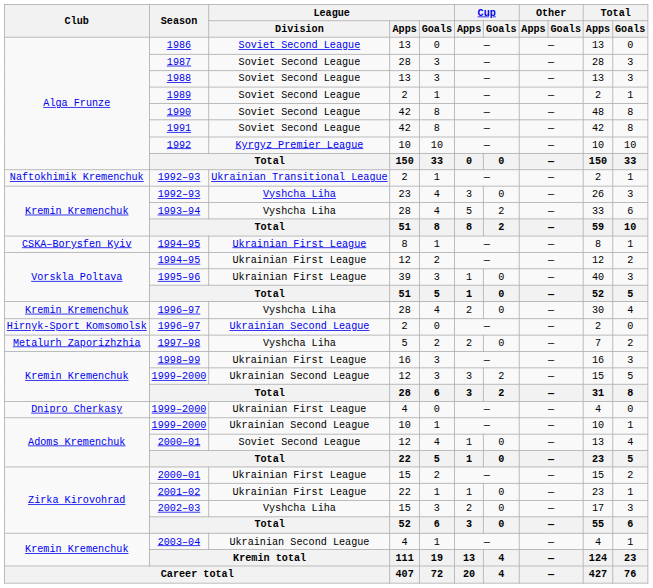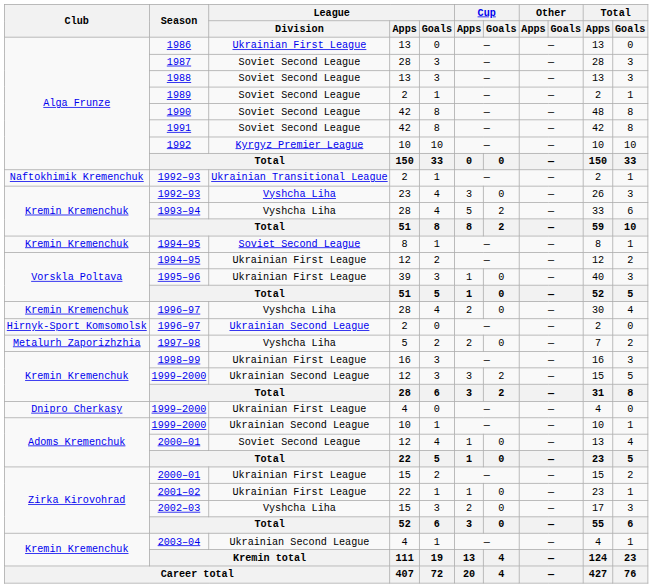(299, 46) Soviet Second League -> (299, 46) Ukrainian First League
(77, 244) CSKA–Borysfen Kyiv -> (77, 244) Kremin Kremenchuk
(299, 244) Ukrainian First League -> (299, 244) Soviet Second League
